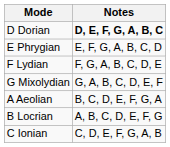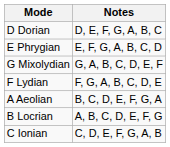(119, 30) bold -> (118, 30) normal
rows swapped: (28, 64) <-> (38, 82)
